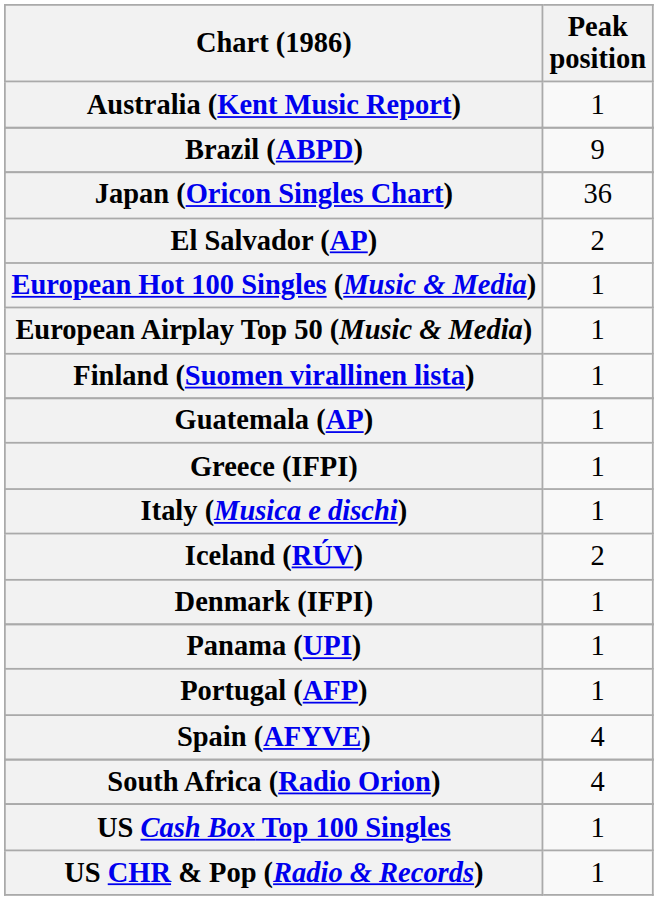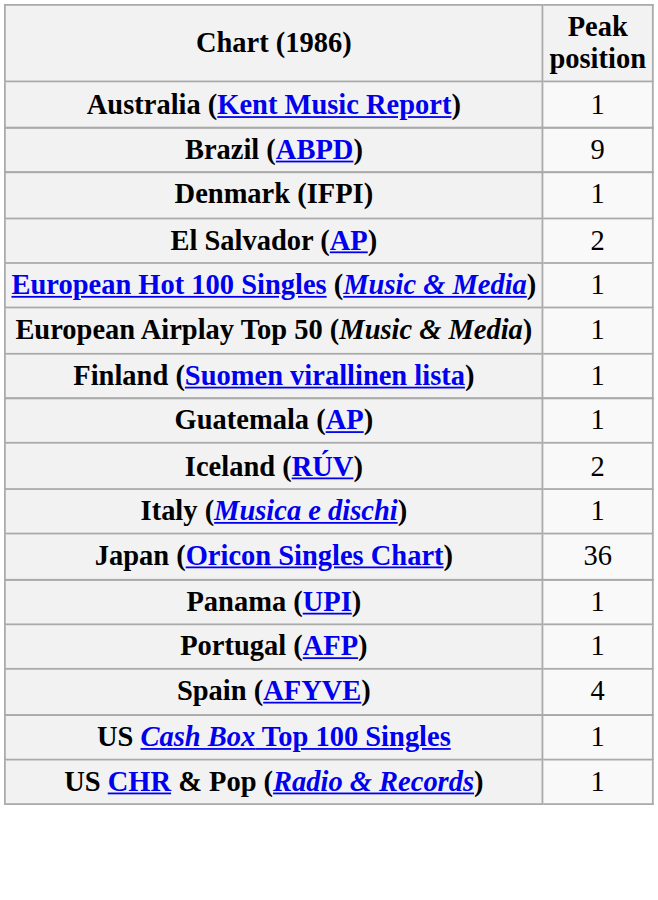rows swapped: (274, 601) <-> (274, 194)
- row: (274, 465)
rows swapped: (274, 555) <-> (274, 510)
- row: (274, 781)
